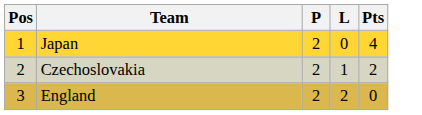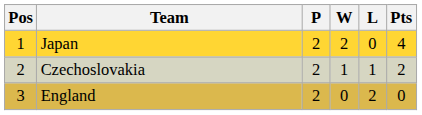+ column: (344, 17)
